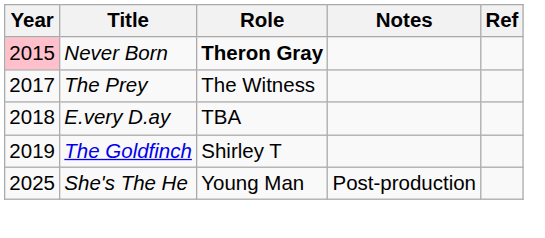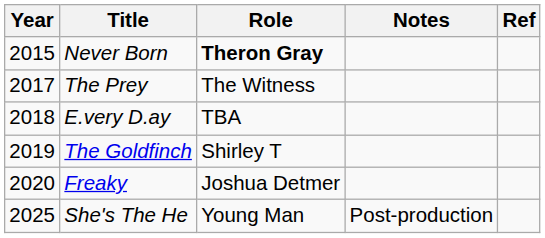(32, 53) pink background -> (32, 53) no background
+ row: (96, 183)
